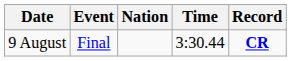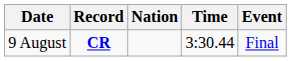columns swapped: (94, 17) <-> (257, 17)
